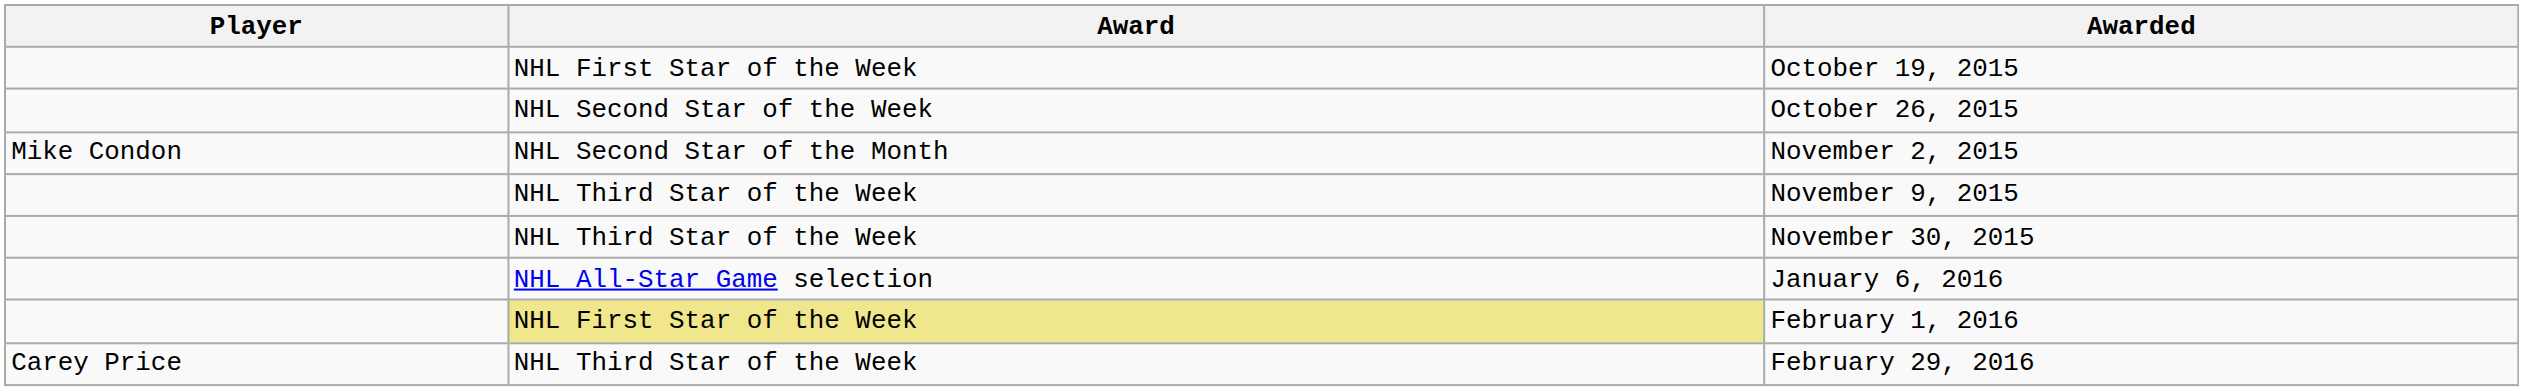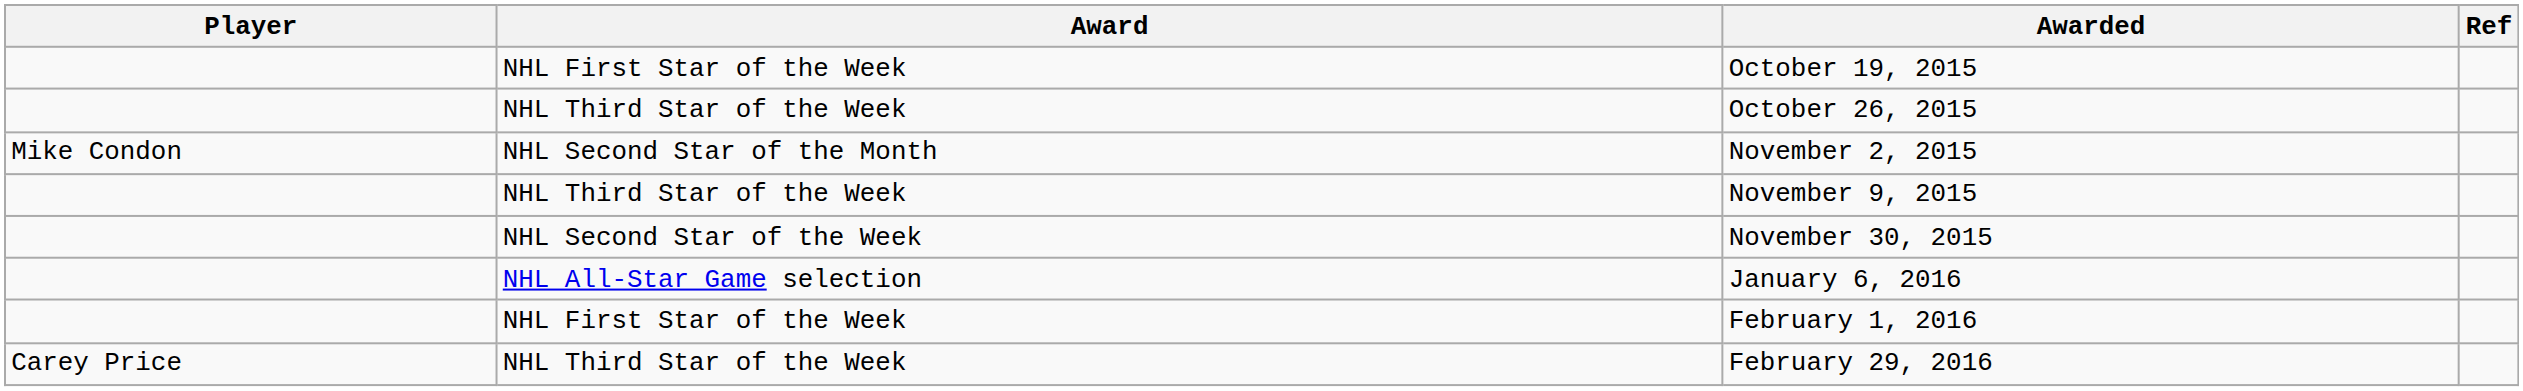+ column: (2489, 26)
(723, 110) NHL Second Star of the Week -> (705, 110) NHL Third Star of the Week
(716, 237) NHL Third Star of the Week -> (712, 237) NHL Second Star of the Week
(716, 321) khaki background -> (705, 321) no background
